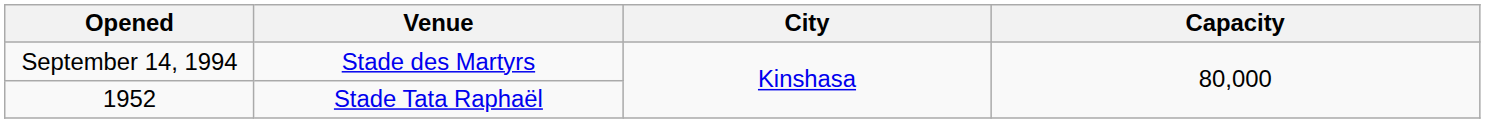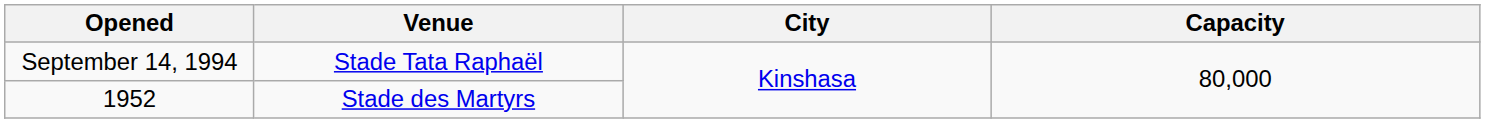(438, 61) Stade des Martyrs -> (438, 61) Stade Tata Raphaël
(438, 99) Stade Tata Raphaël -> (438, 99) Stade des Martyrs
